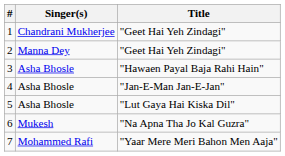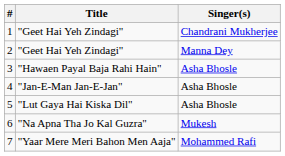columns swapped: (199, 13) <-> (66, 13)
